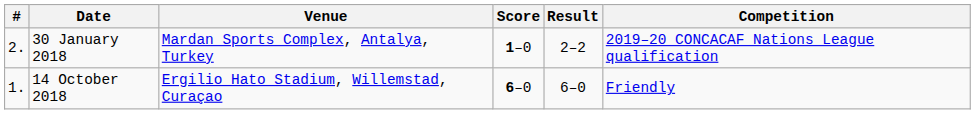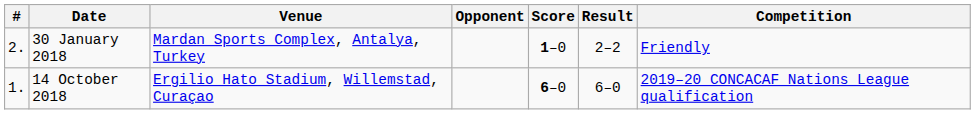+ column: (490, 16)
(740, 48) 2019–20 CONCACAF Nations League qualification -> (675, 48) Friendly
(640, 88) Friendly -> (775, 88) 2019–20 CONCACAF Nations League qualification
